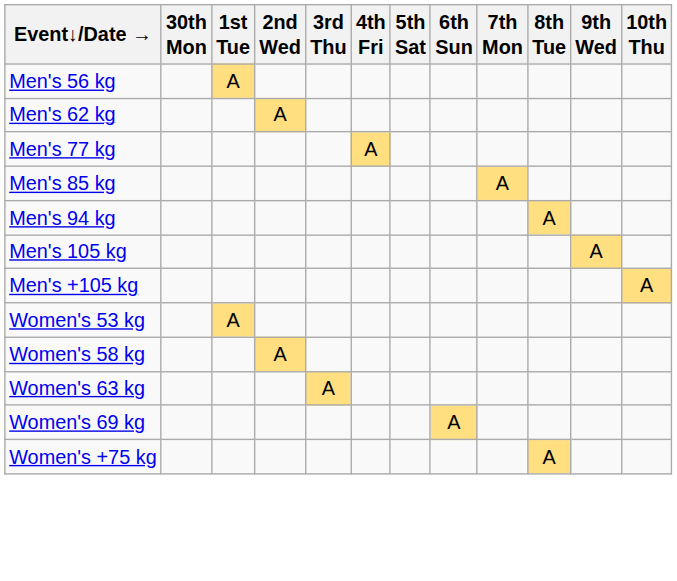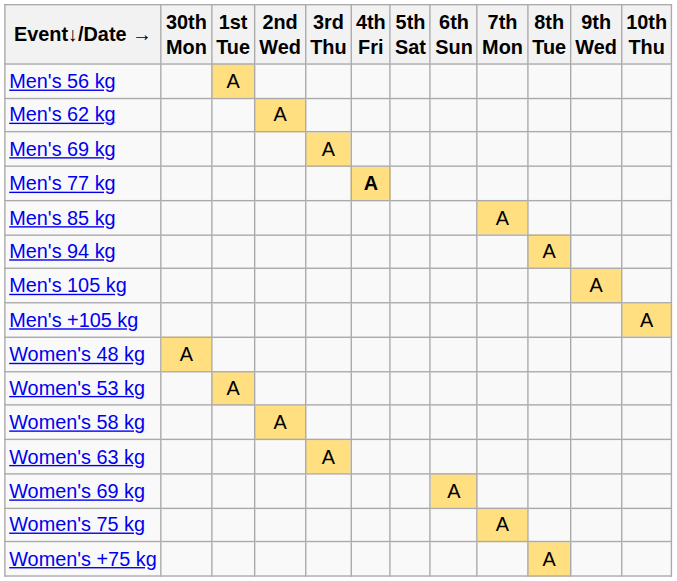+ row: (62, 149)
(371, 149) normal -> (371, 183) bold
+ row: (77, 354)
+ row: (77, 525)
